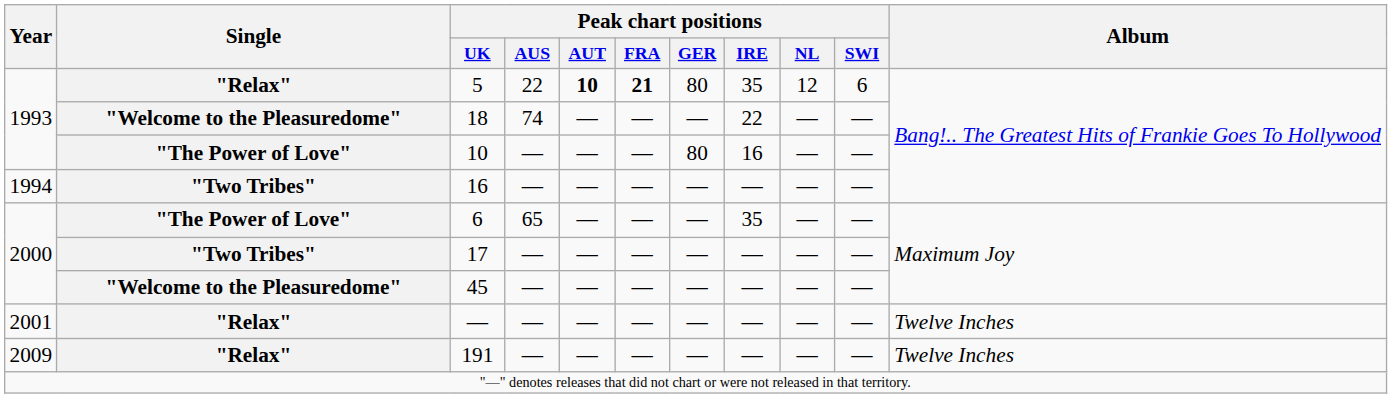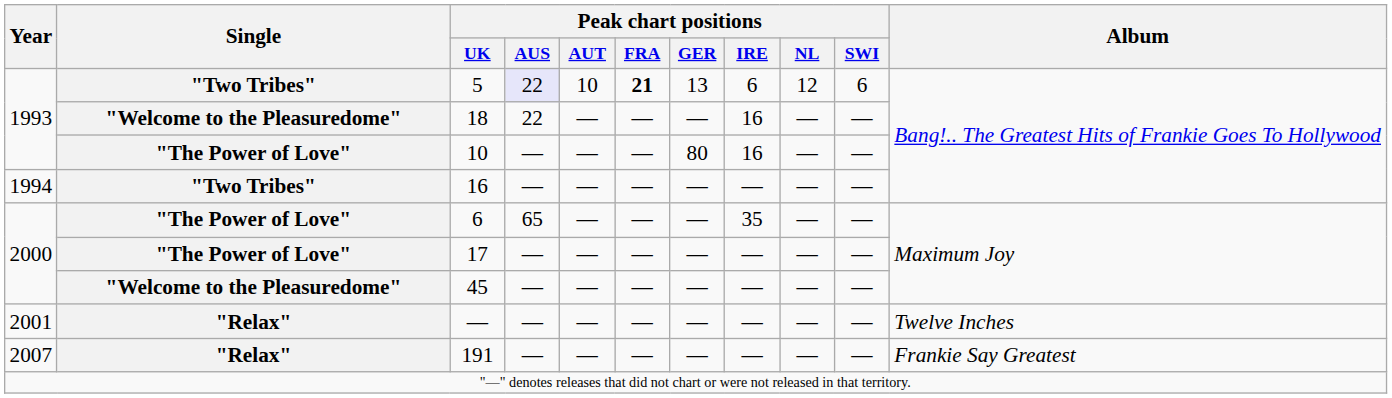(253, 84) "Relax" -> (253, 84) "Two Tribes"
(532, 84) no background -> (532, 84) lavender background
(587, 84) bold -> (587, 84) normal
(697, 84) 80 -> (697, 84) 13
(752, 84) 35 -> (752, 84) 6
(532, 118) 74 -> (532, 118) 22
(752, 118) 22 -> (752, 118) 16
(253, 253) "Two Tribes" -> (253, 253) "The Power of Love"
(31, 354) 2009 -> (31, 354) 2007
(954, 354) Twelve Inches -> (985, 354) Frankie Say Greatest
